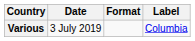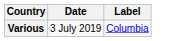- column: (123, 12)
